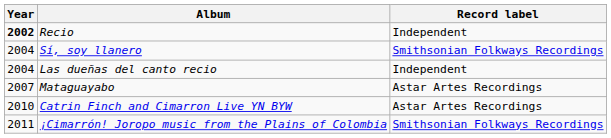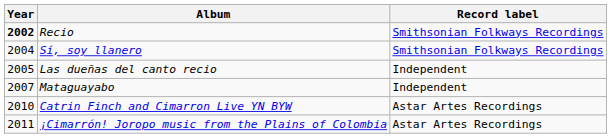(430, 32) Independent -> (498, 32) Smithsonian Folkways Recordings
(21, 69) 2004 -> (21, 69) 2005
(467, 87) Astar Artes Recordings -> (430, 87) Independent
(498, 124) Smithsonian Folkways Recordings -> (467, 124) Astar Artes Recordings
